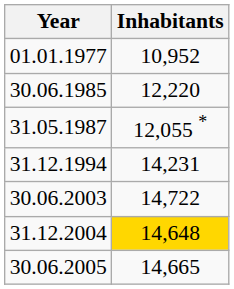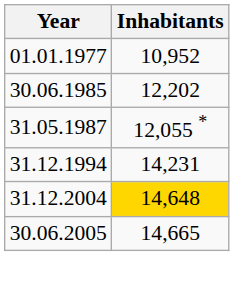(170, 90) 12,220 -> (170, 90) 12,202
- row: (58, 198)
